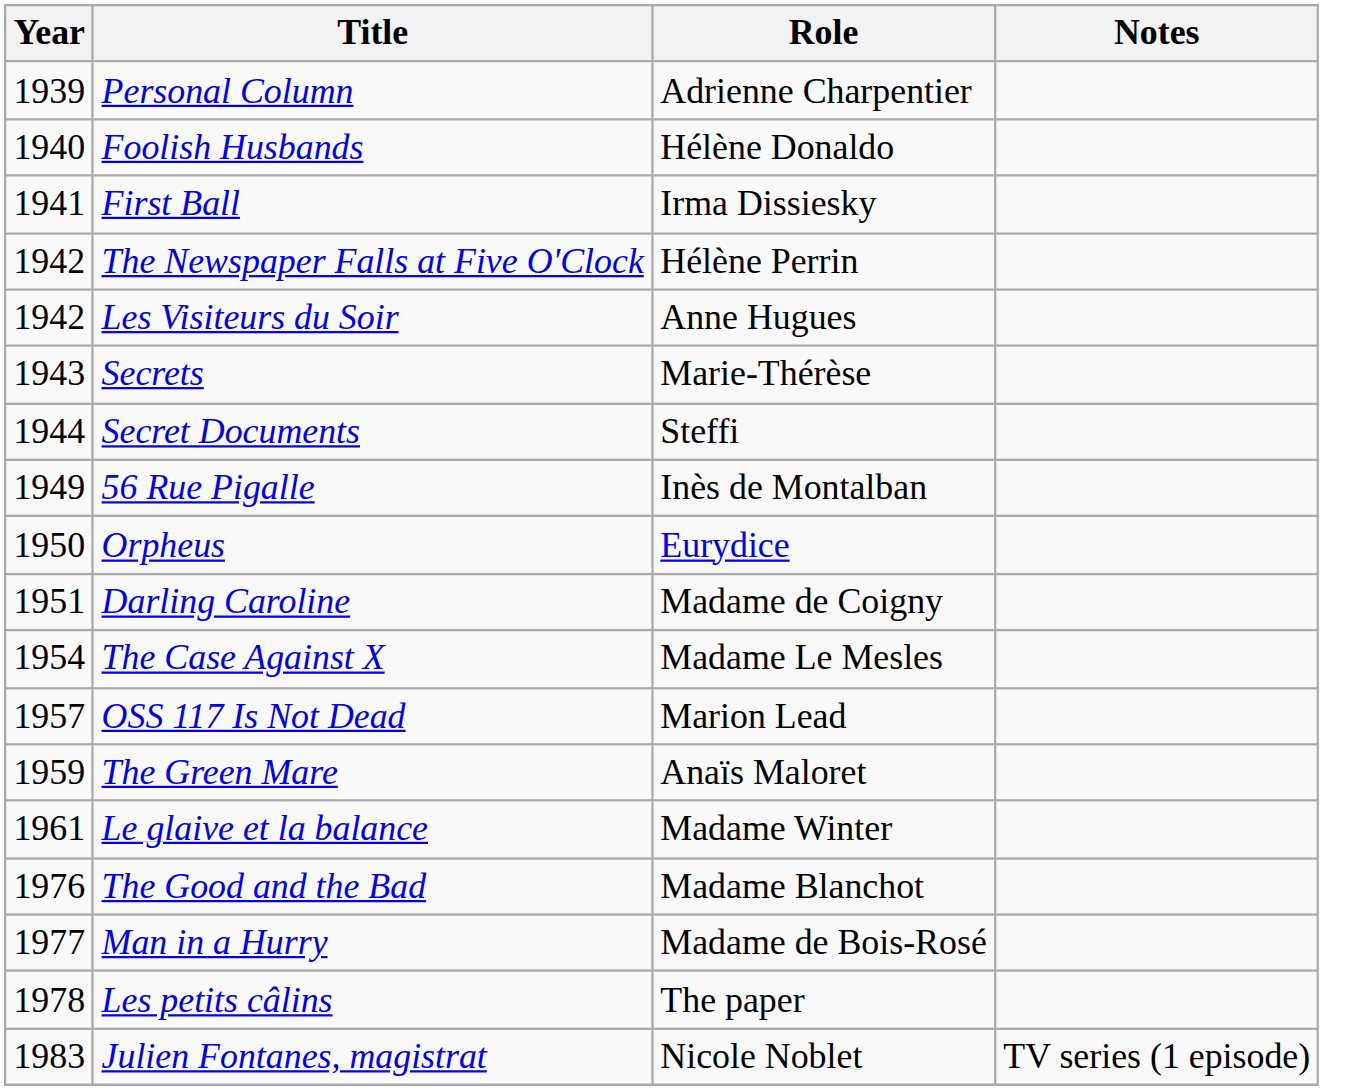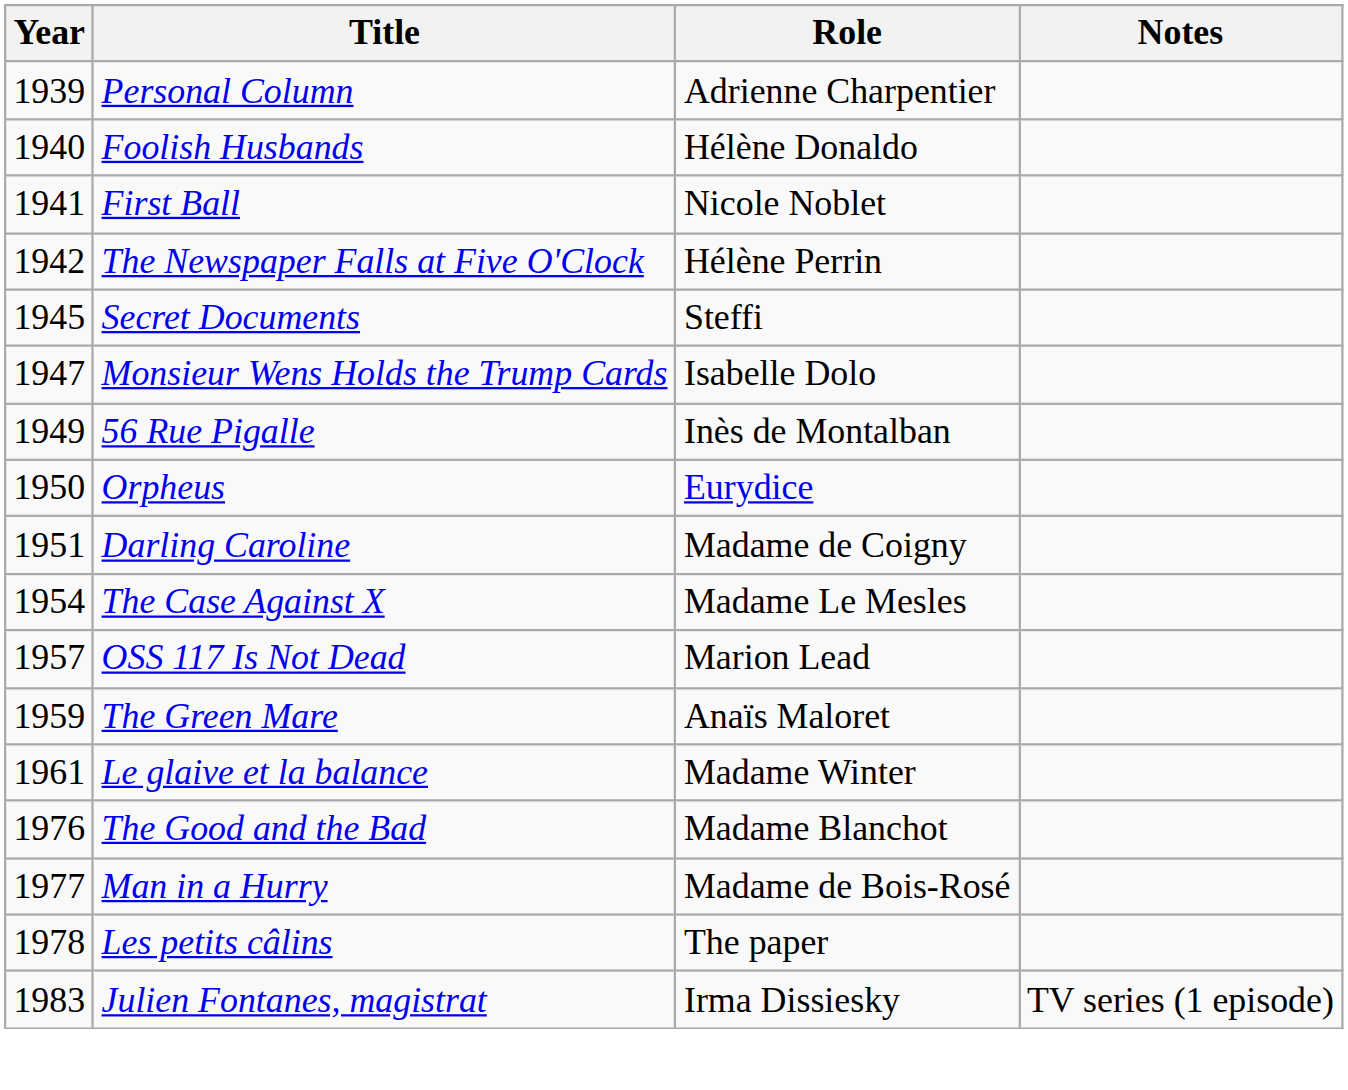(768, 203) Irma Dissiesky -> (785, 203) Nicole Noblet
- row: (250, 317)
- row: (153, 373)
(49, 430) 1944 -> (49, 317) 1945
+ row: (385, 373)
(761, 1056) Nicole Noblet -> (792, 999) Irma Dissiesky
